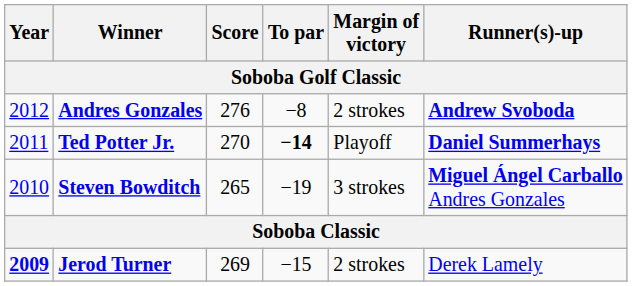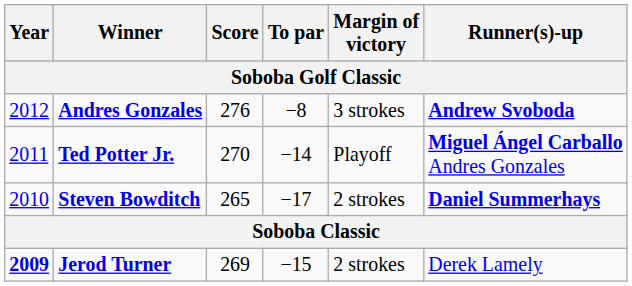(369, 110) 2 strokes -> (369, 110) 3 strokes
(296, 143) bold -> (296, 154) normal
(514, 143) Daniel Summerhays -> (526, 154) Miguel Ángel Carballo Andres Gonzales
(296, 187) −19 -> (296, 199) −17
(369, 187) 3 strokes -> (369, 199) 2 strokes
(526, 187) Miguel Ángel Carballo Andres Gonzales -> (514, 199) Daniel Summerhays
